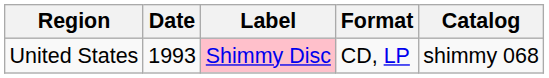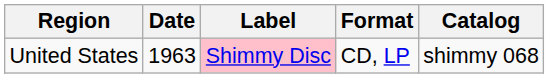(172, 55) 1993 -> (172, 55) 1963
